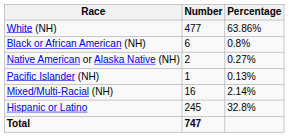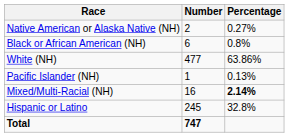rows swapped: (32, 28) <-> (93, 60)
(241, 92) normal -> (241, 92) bold
